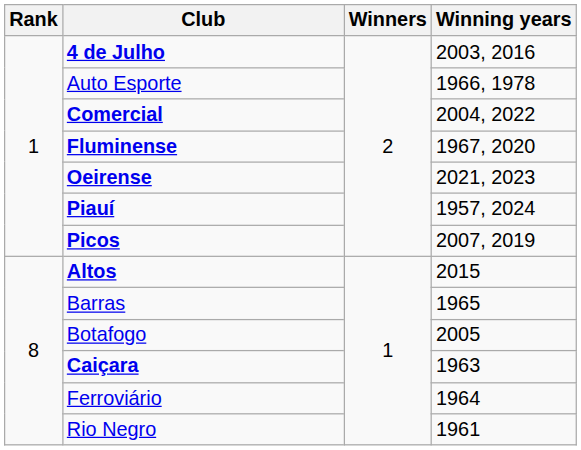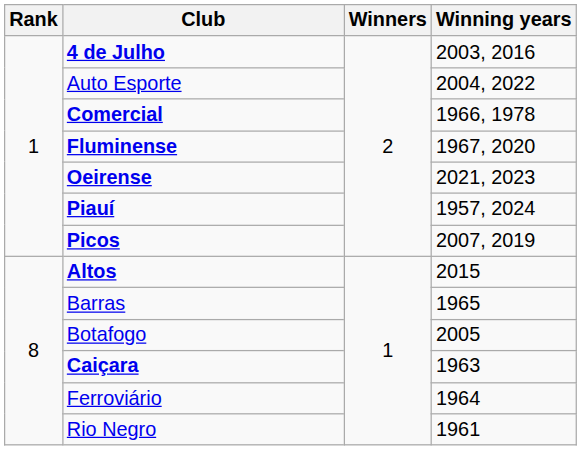(486, 83) 1966, 1978 -> (486, 83) 2004, 2022
(486, 114) 2004, 2022 -> (486, 114) 1966, 1978
